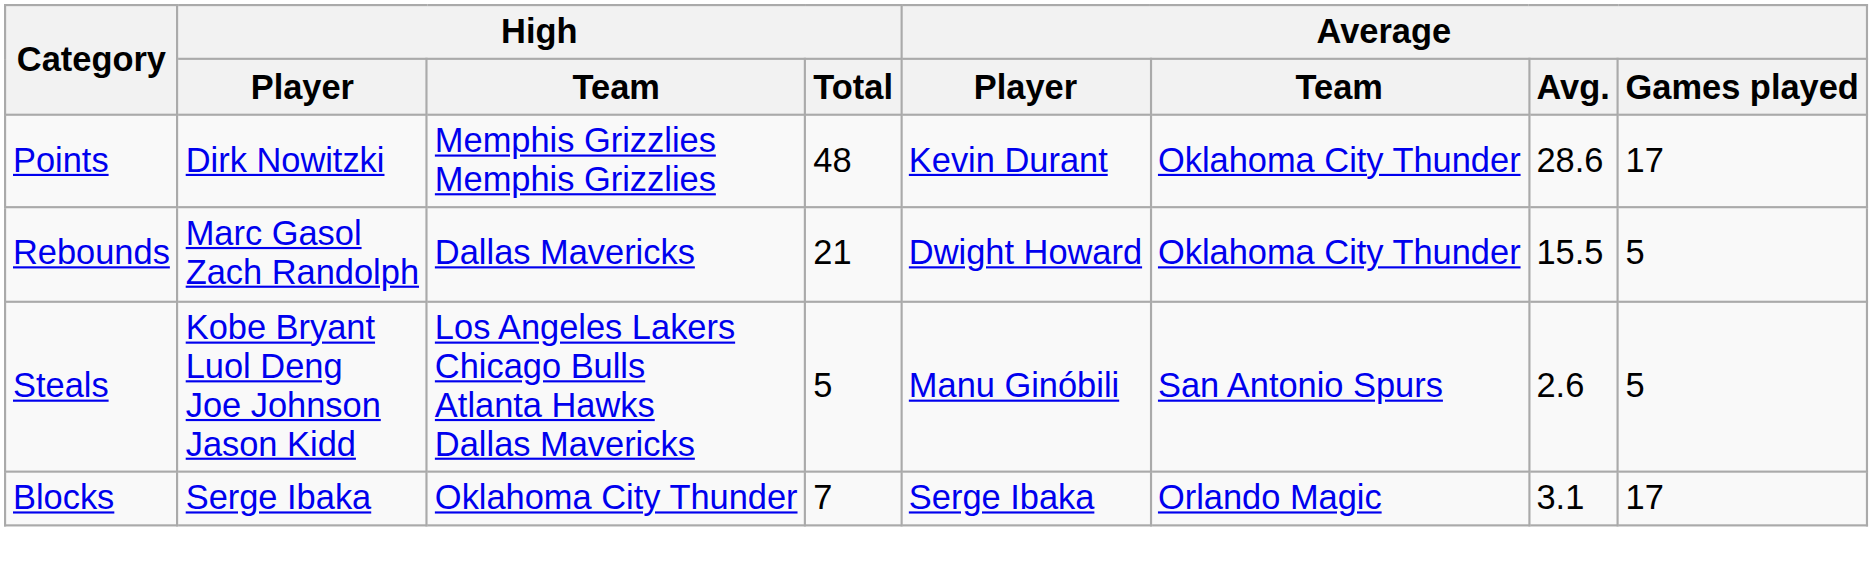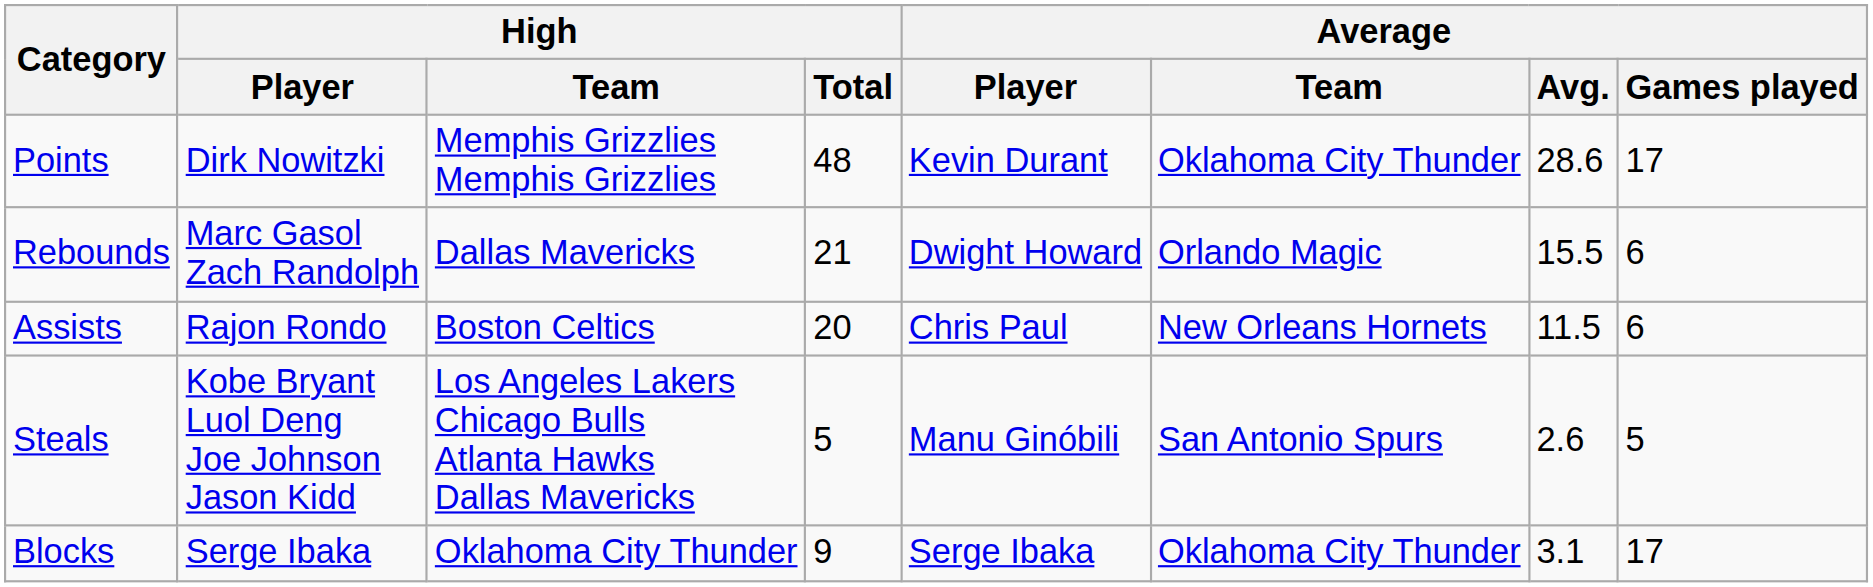(1339, 253) Oklahoma City Thunder -> (1270, 253) Orlando Magic
(1635, 253) 5 -> (1635, 253) 6
+ row: (67, 327)
(823, 498) 7 -> (823, 552) 9
(1270, 498) Orlando Magic -> (1339, 552) Oklahoma City Thunder
